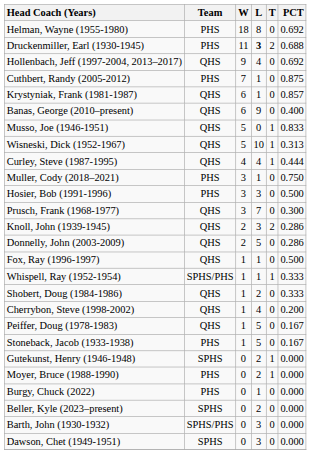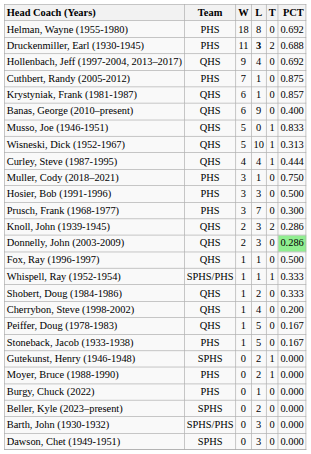(210, 210) QHS -> (210, 210) PHS
(259, 243) 5 -> (259, 243) 3
(292, 243) no background -> (292, 243) lightgreen background
